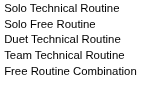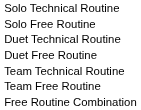+ row: (51, 55)
+ row: (52, 86)
